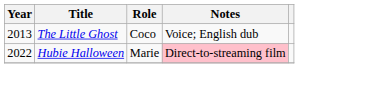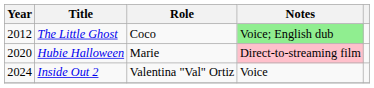(20, 33) 2013 -> (20, 33) 2012
(212, 33) no background -> (287, 33) lightgreen background
(20, 53) 2022 -> (20, 53) 2020
+ row: (68, 72)
